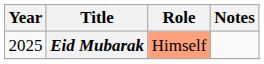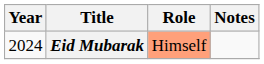(25, 44) 2025 -> (25, 44) 2024
